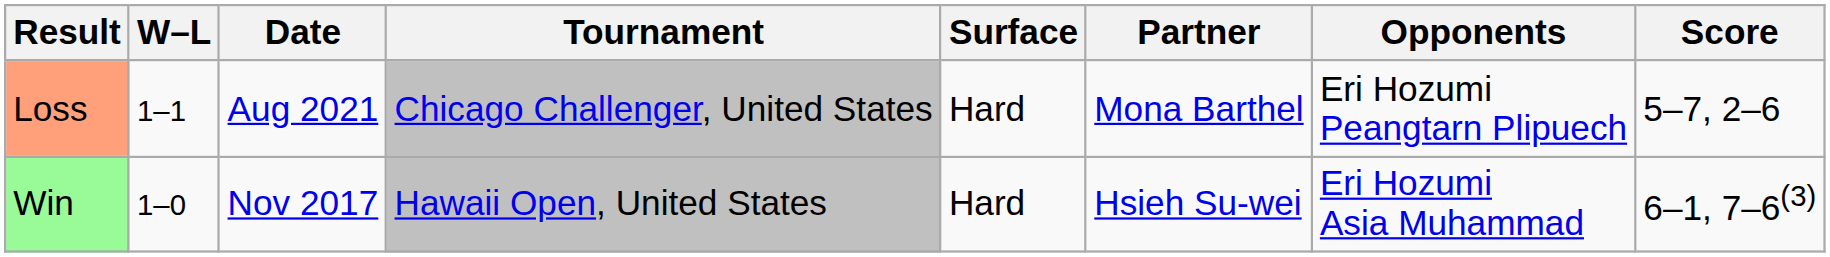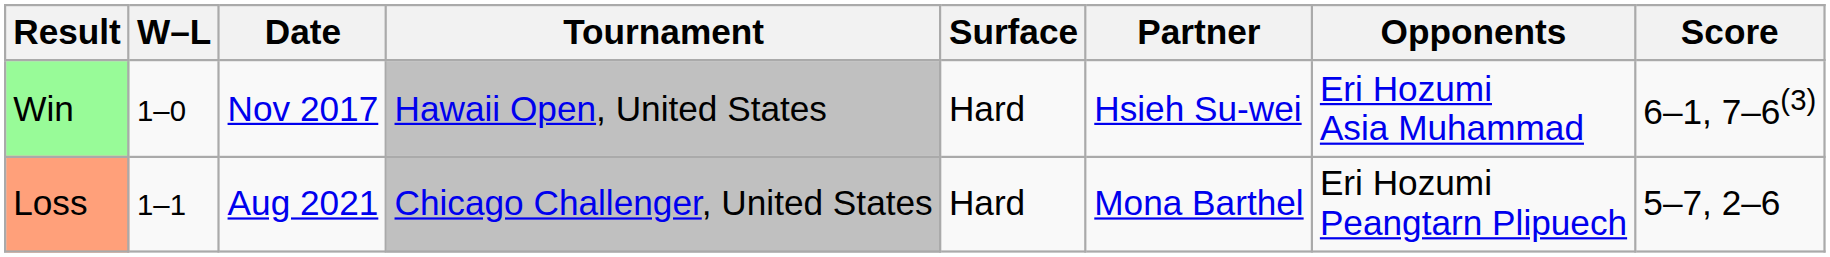rows swapped: (44, 203) <-> (50, 108)
